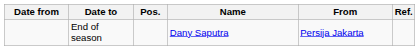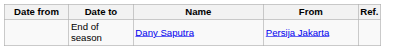- column: (150, 12)
